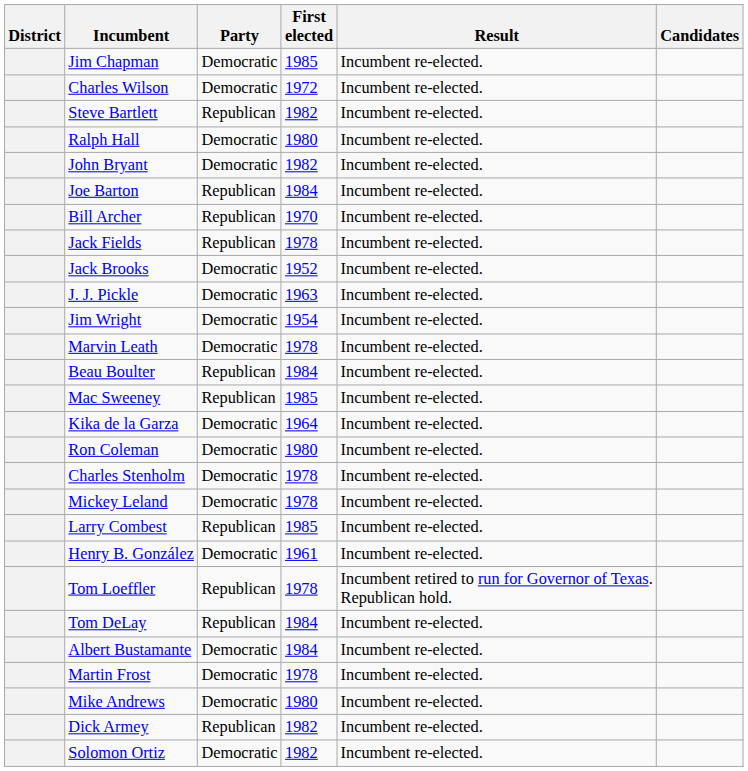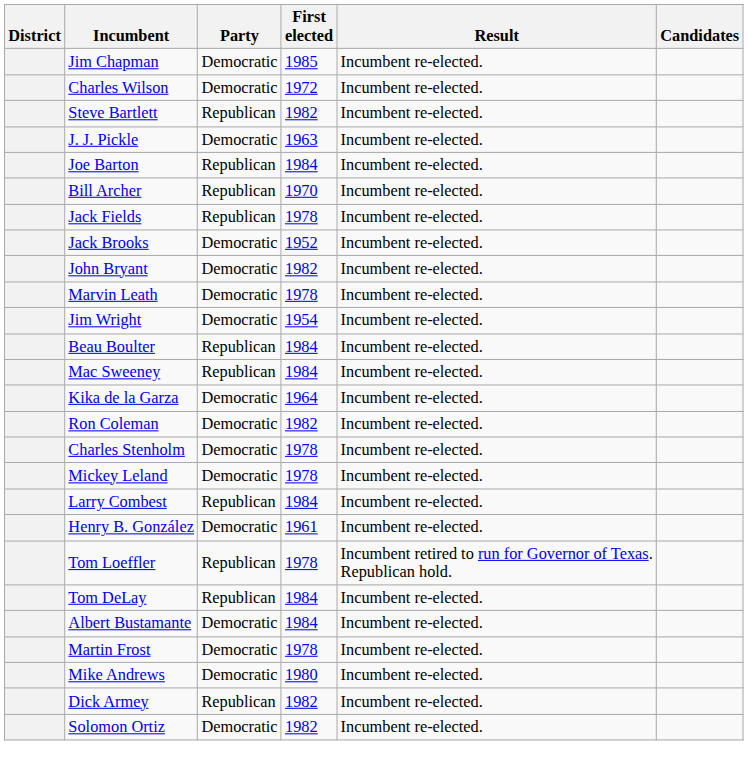- row: (104, 139)
rows swapped: (108, 165) <-> (103, 294)
rows swapped: (113, 346) <-> (105, 320)
(301, 398) 1985 -> (301, 372) 1984
(301, 449) 1980 -> (301, 424) 1982
(301, 527) 1985 -> (301, 501) 1984
